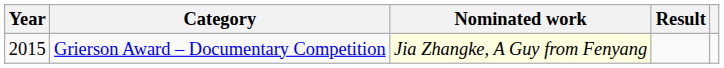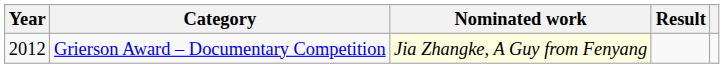(27, 48) 2015 -> (27, 48) 2012
